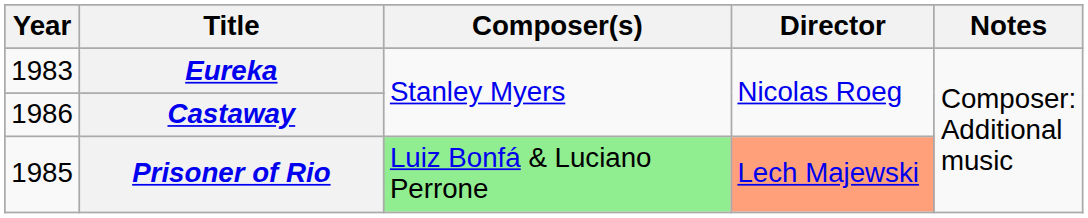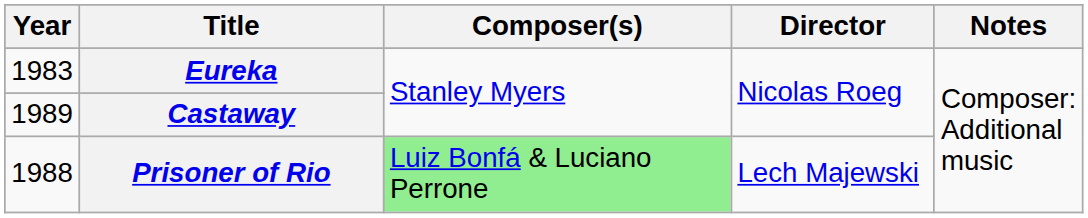(42, 114) 1986 -> (42, 114) 1989
(42, 173) 1985 -> (42, 173) 1988
(828, 173) lightsalmon background -> (828, 173) no background
